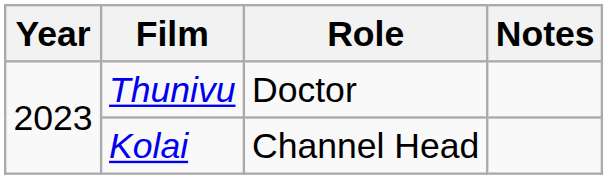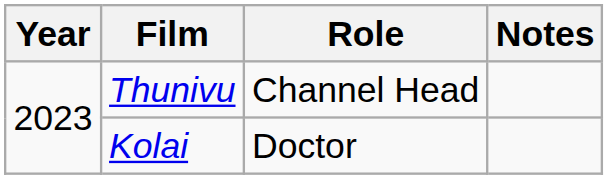(304, 90) Doctor -> (366, 90) Channel Head
(366, 146) Channel Head -> (304, 146) Doctor
